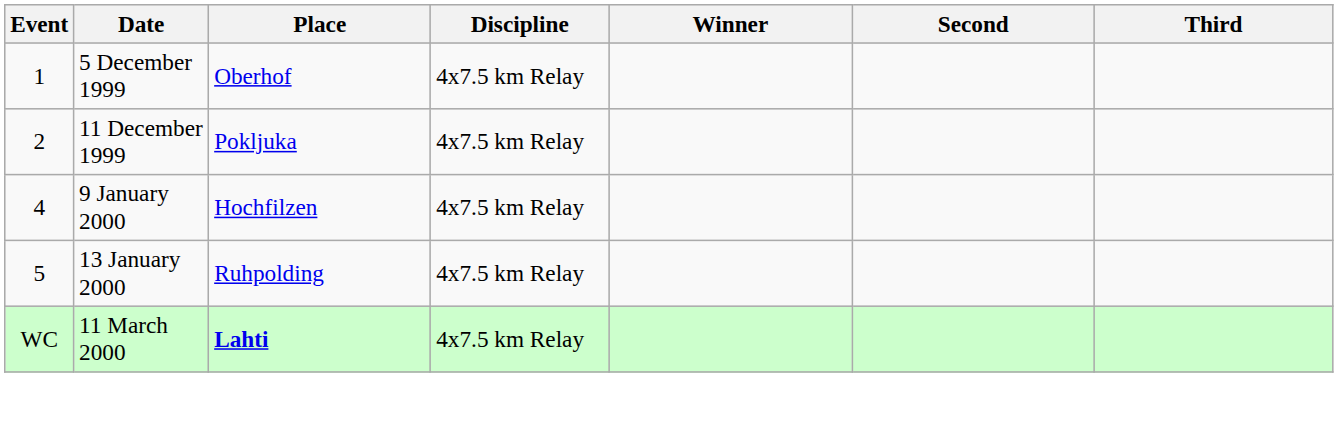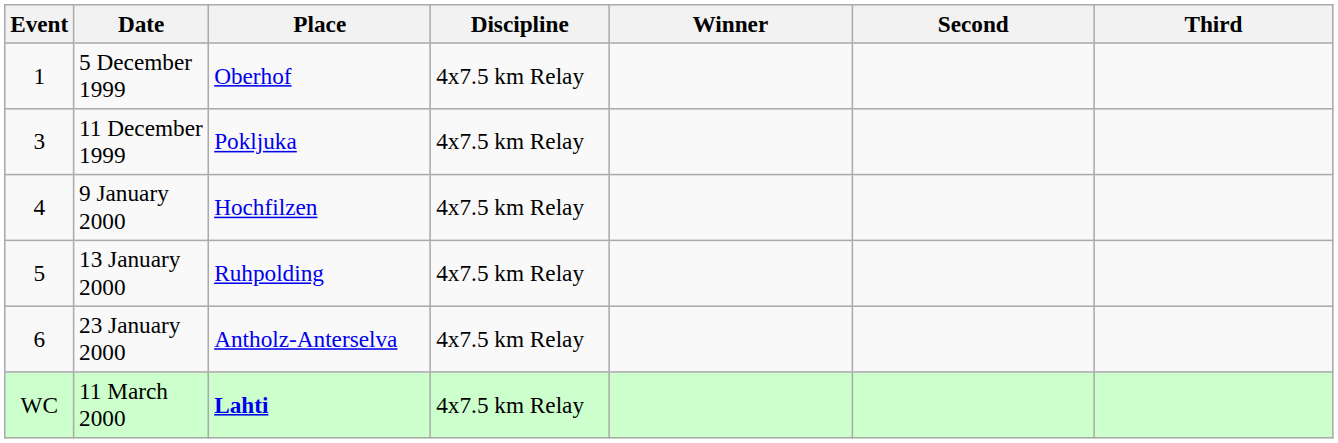(39, 141) 2 -> (39, 141) 3
+ row: (130, 339)
